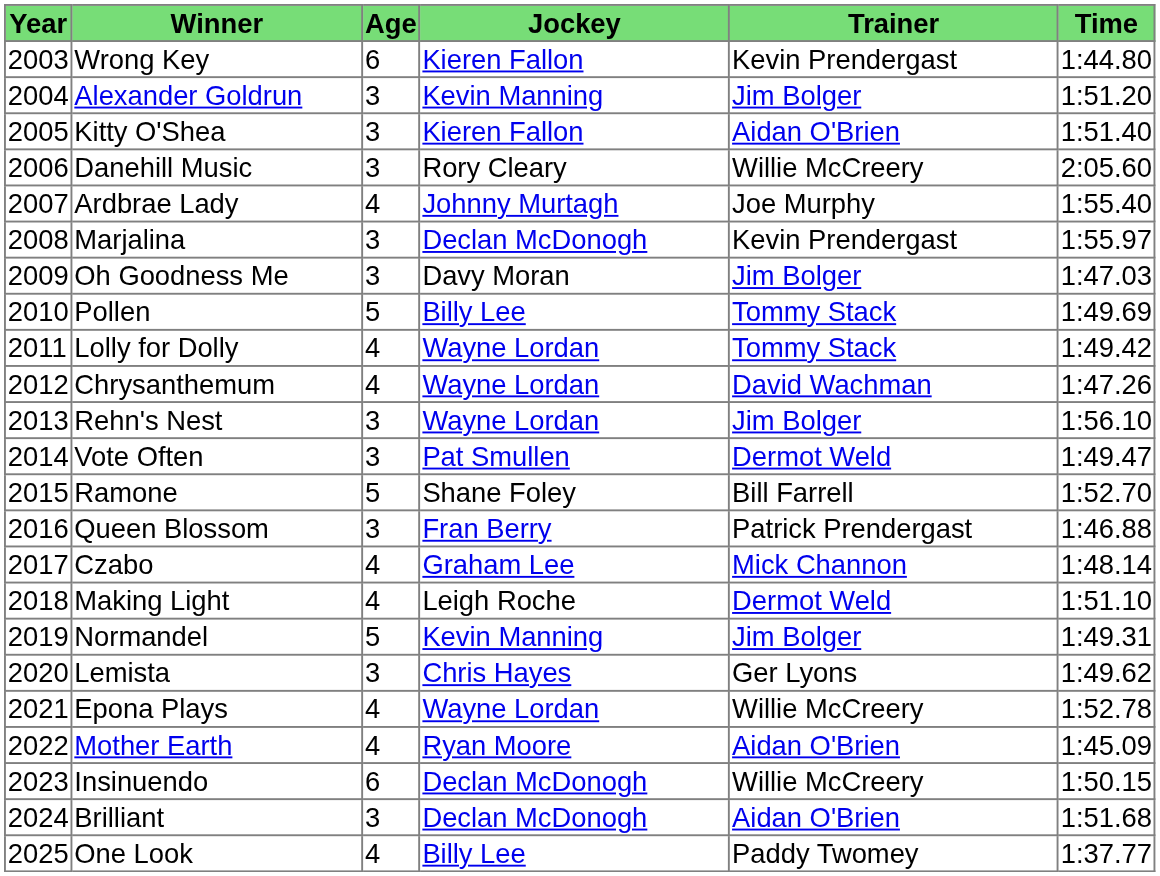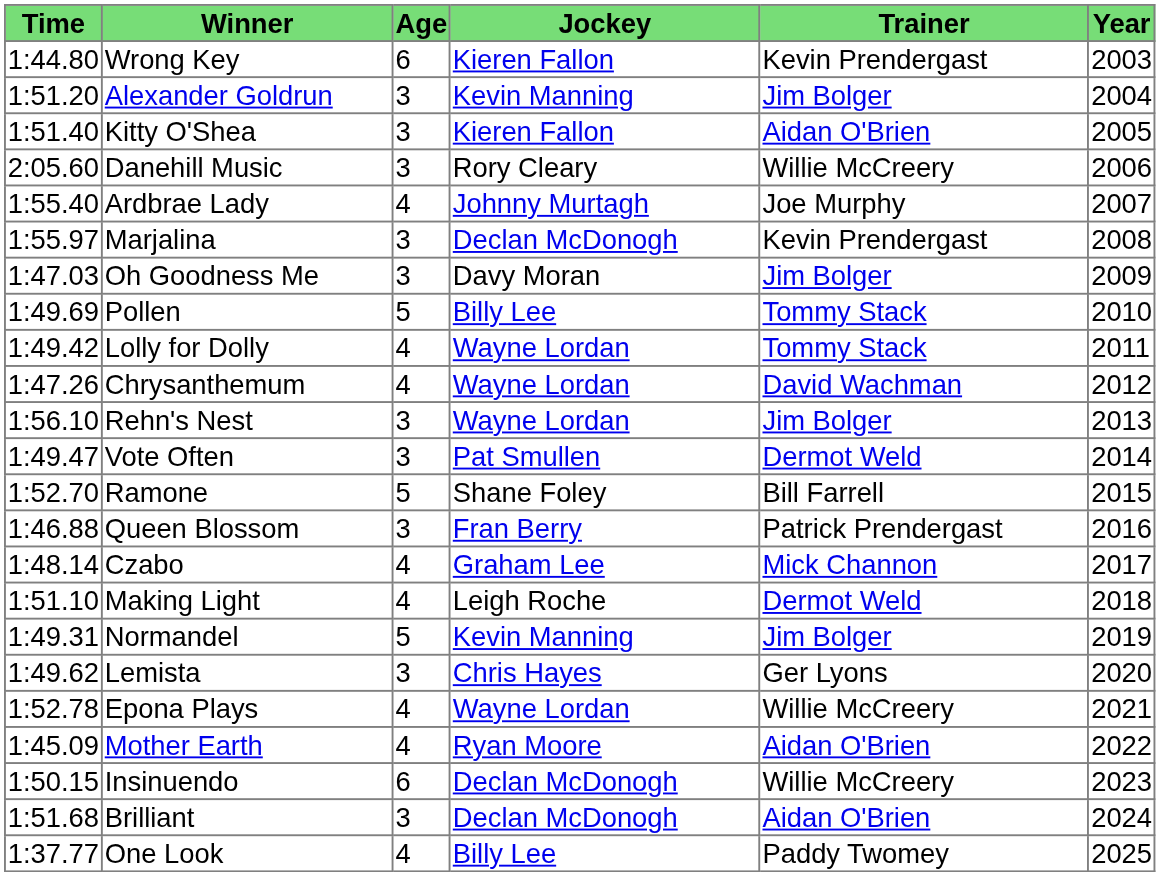columns swapped: (38, 23) <-> (1106, 23)
